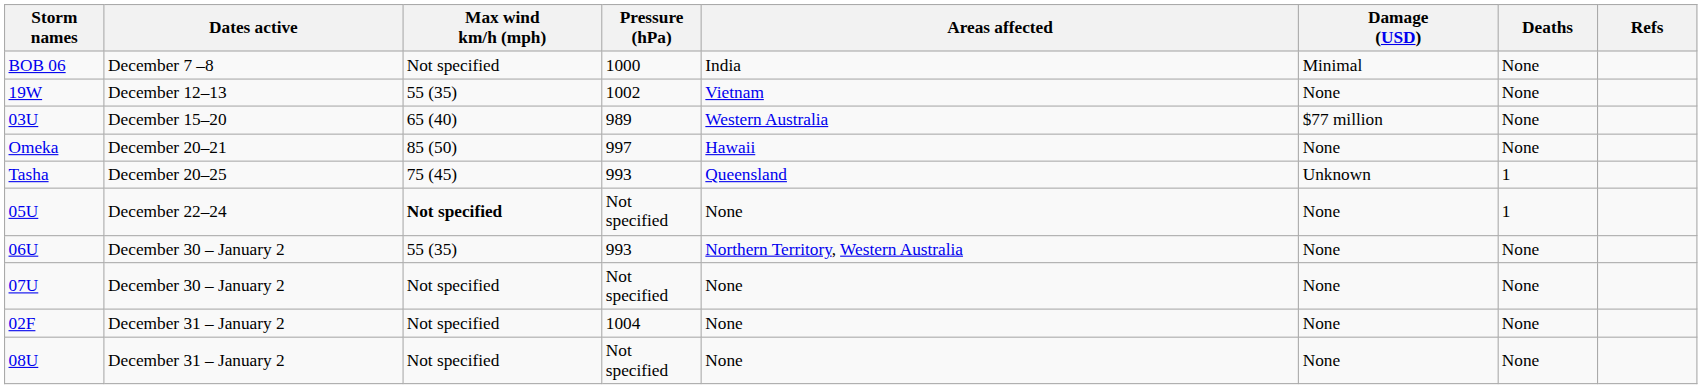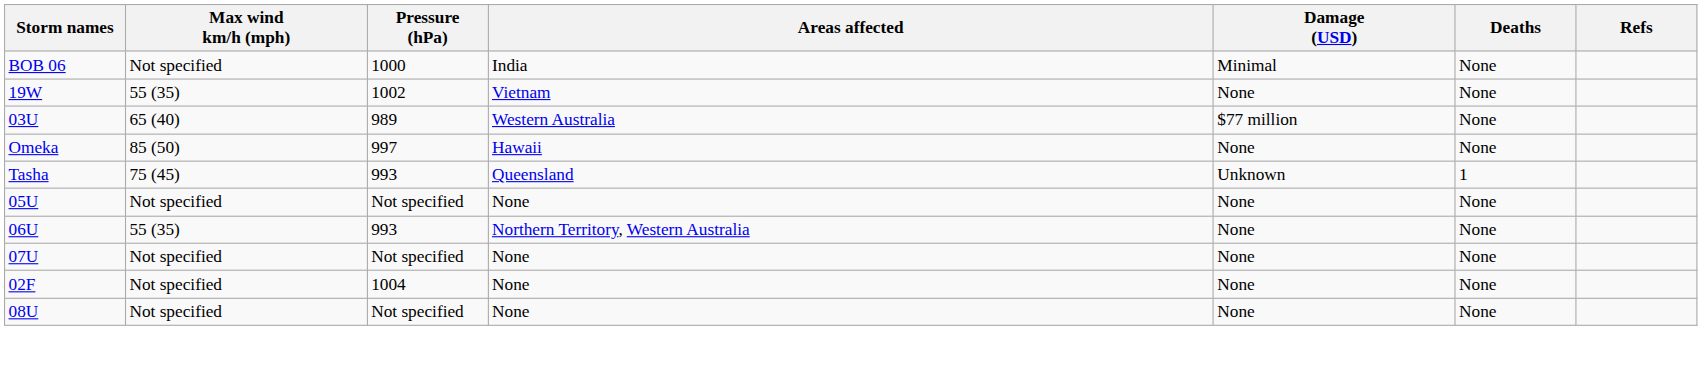- column: (253, 27)
(454, 211) bold -> (176, 202) normal
(1506, 211) 1 -> (1478, 202) None
